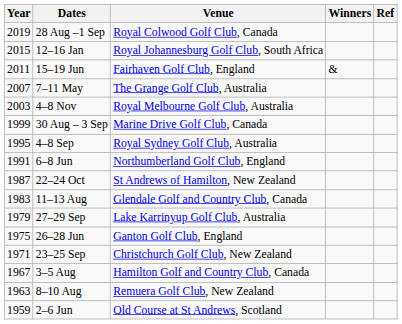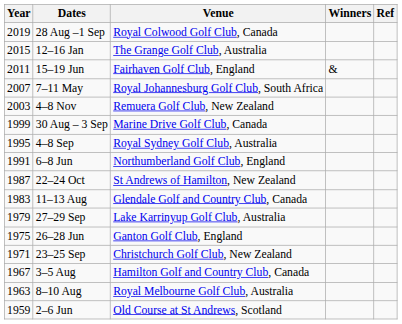(218, 50) Royal Johannesburg Golf Club, South Africa -> (190, 50) The Grange Golf Club, Australia
(190, 87) The Grange Golf Club, Australia -> (218, 87) Royal Johannesburg Golf Club, South Africa
(203, 106) Royal Melbourne Golf Club, Australia -> (193, 106) Remuera Golf Club, New Zealand
(193, 291) Remuera Golf Club, New Zealand -> (203, 291) Royal Melbourne Golf Club, Australia
